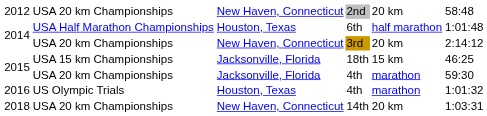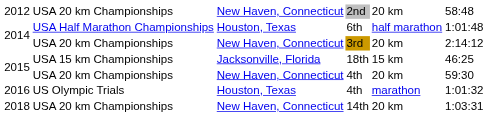(269, 75) Jacksonville, Florida -> (280, 75) New Haven, Connecticut
(396, 75) marathon -> (387, 75) 20 km
